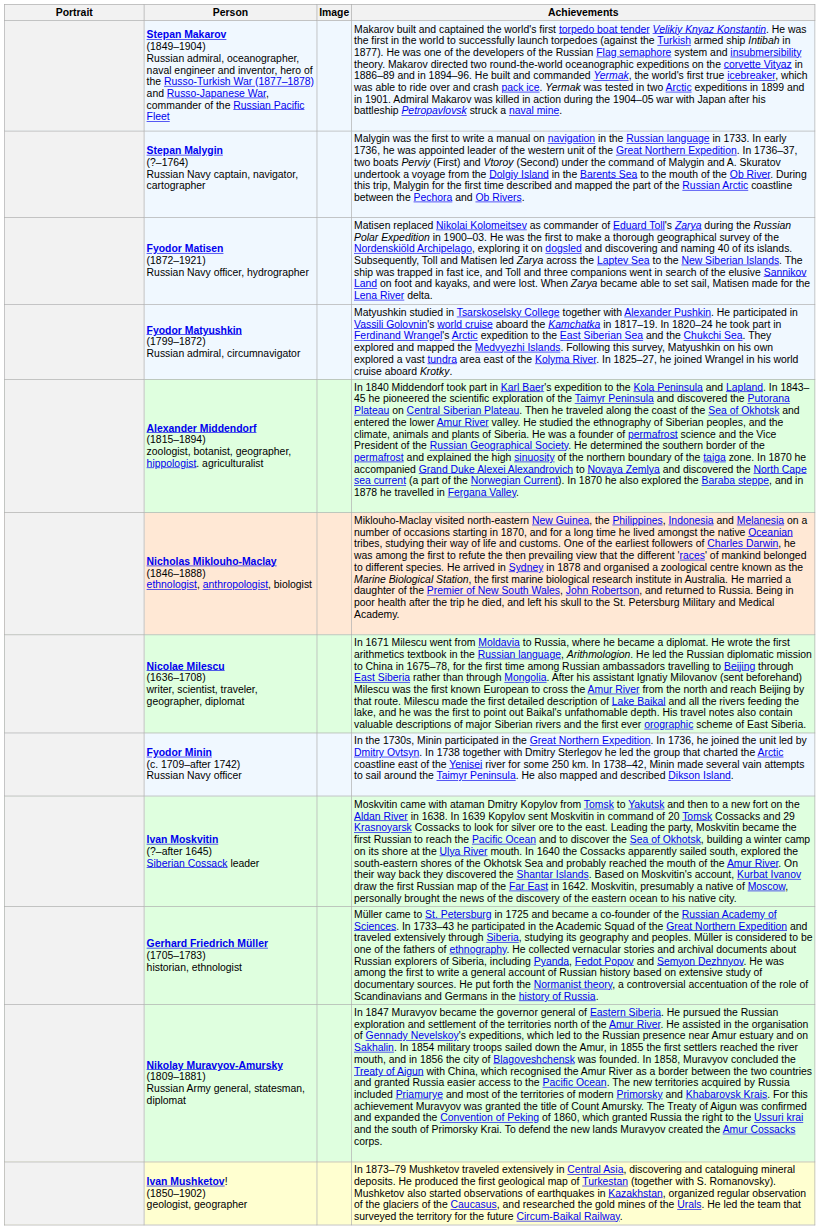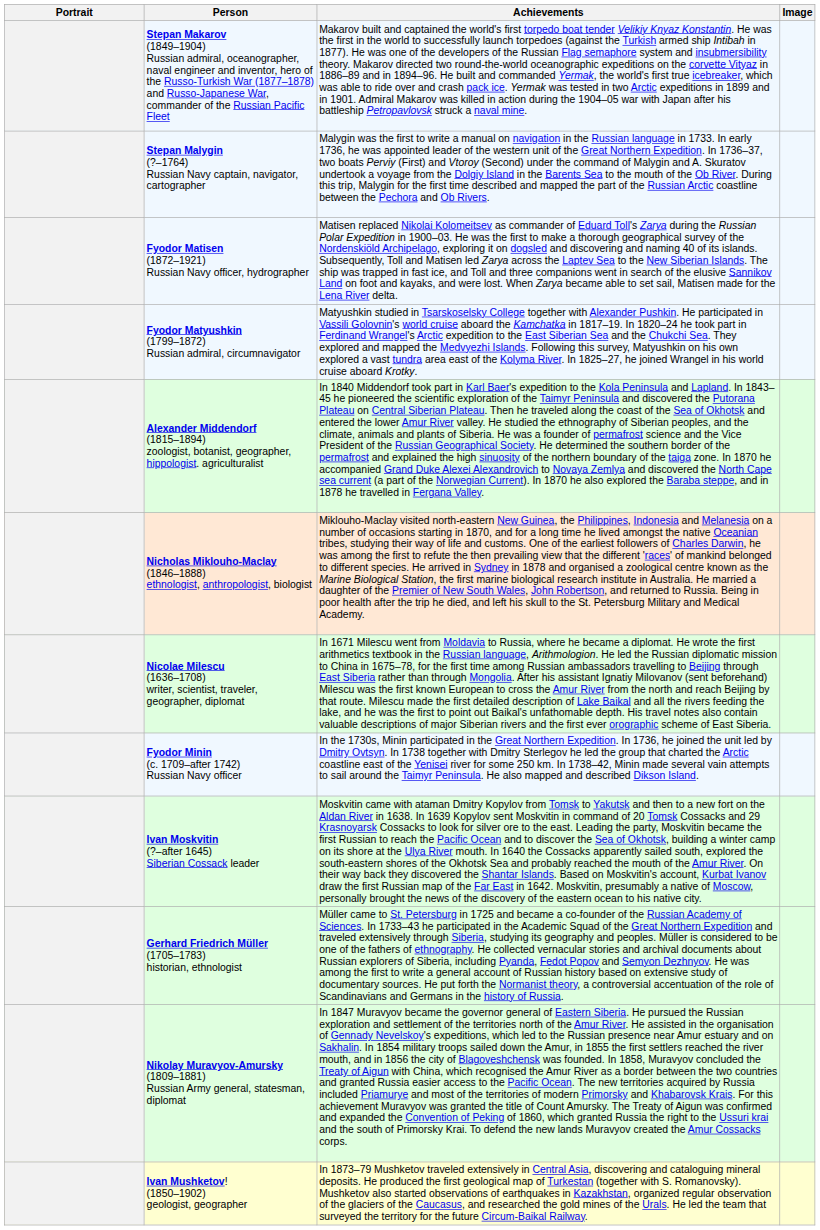columns swapped: (583, 12) <-> (334, 12)
